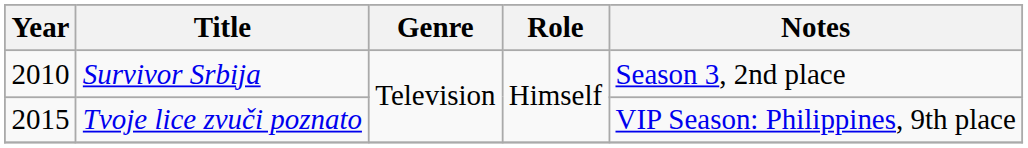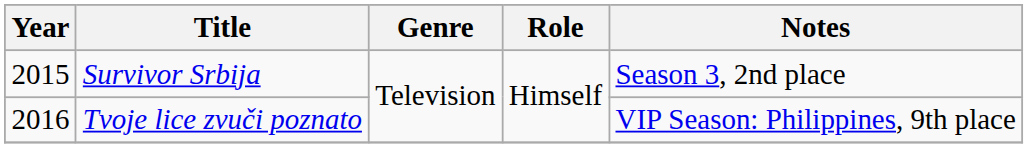(41, 73) 2010 -> (41, 73) 2015
(41, 119) 2015 -> (41, 119) 2016
